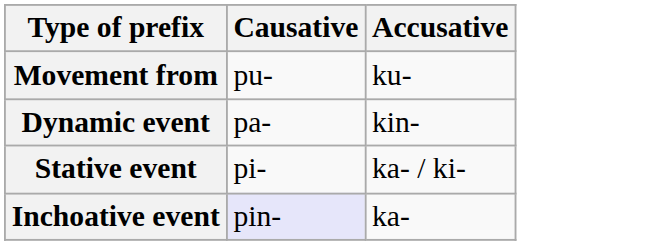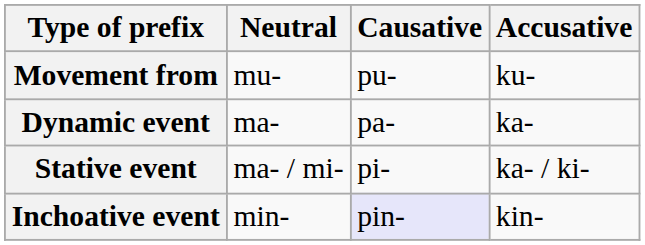+ column: (288, 27)
(396, 121) kin- -> (515, 121) ka-
(391, 215) ka- -> (520, 215) kin-
